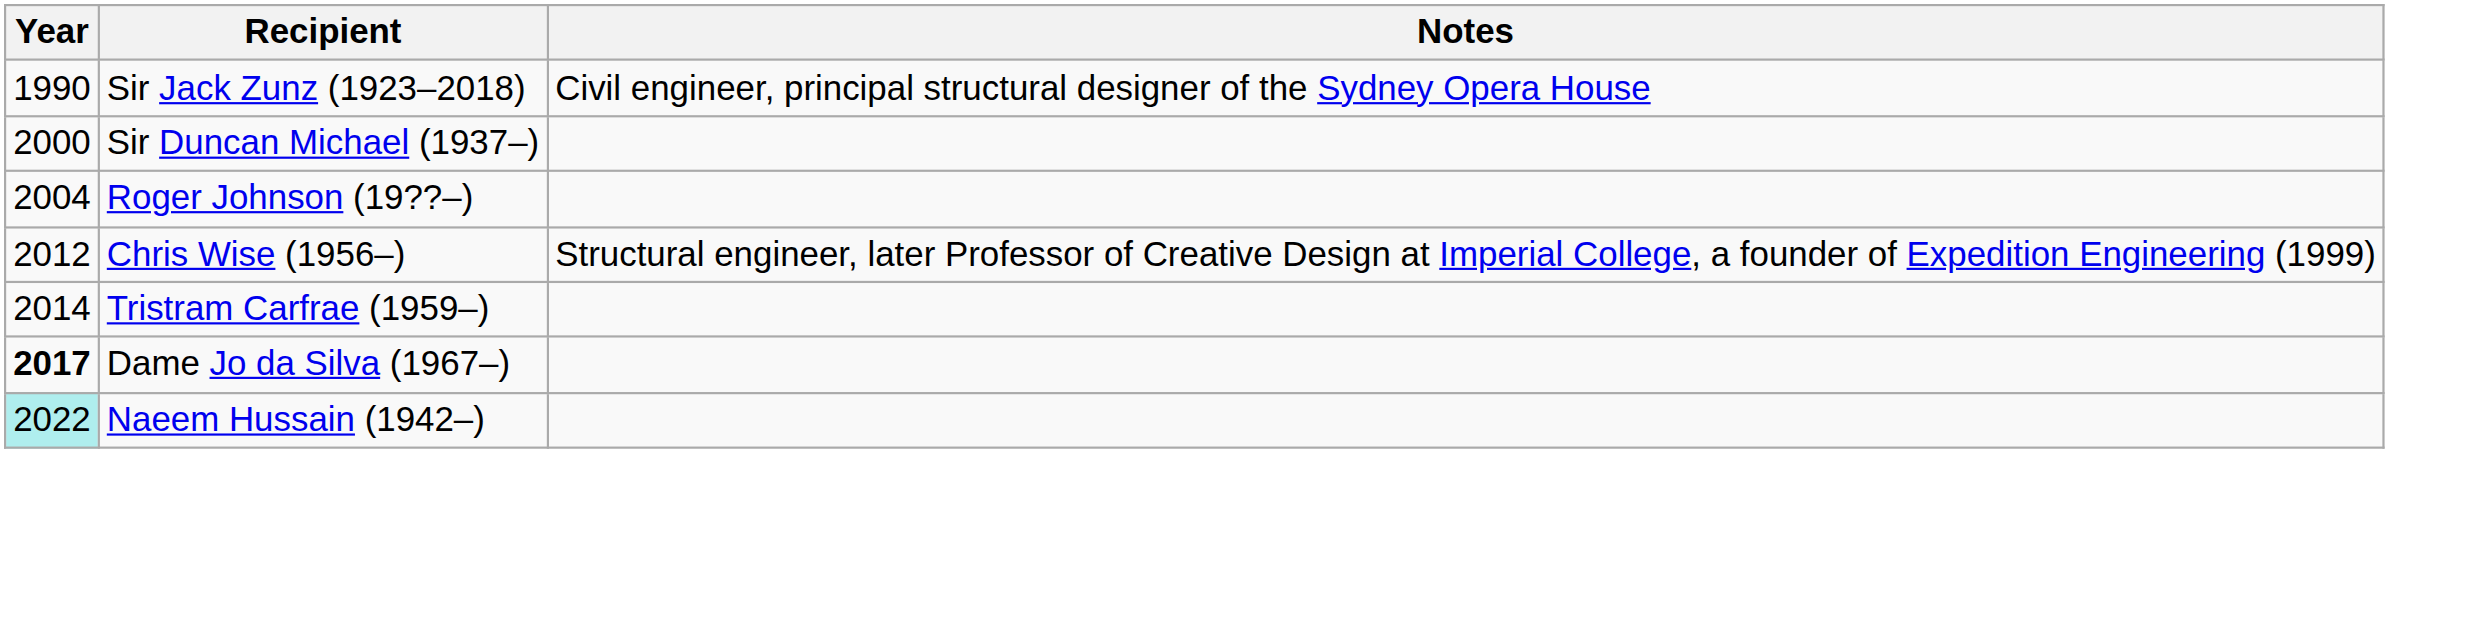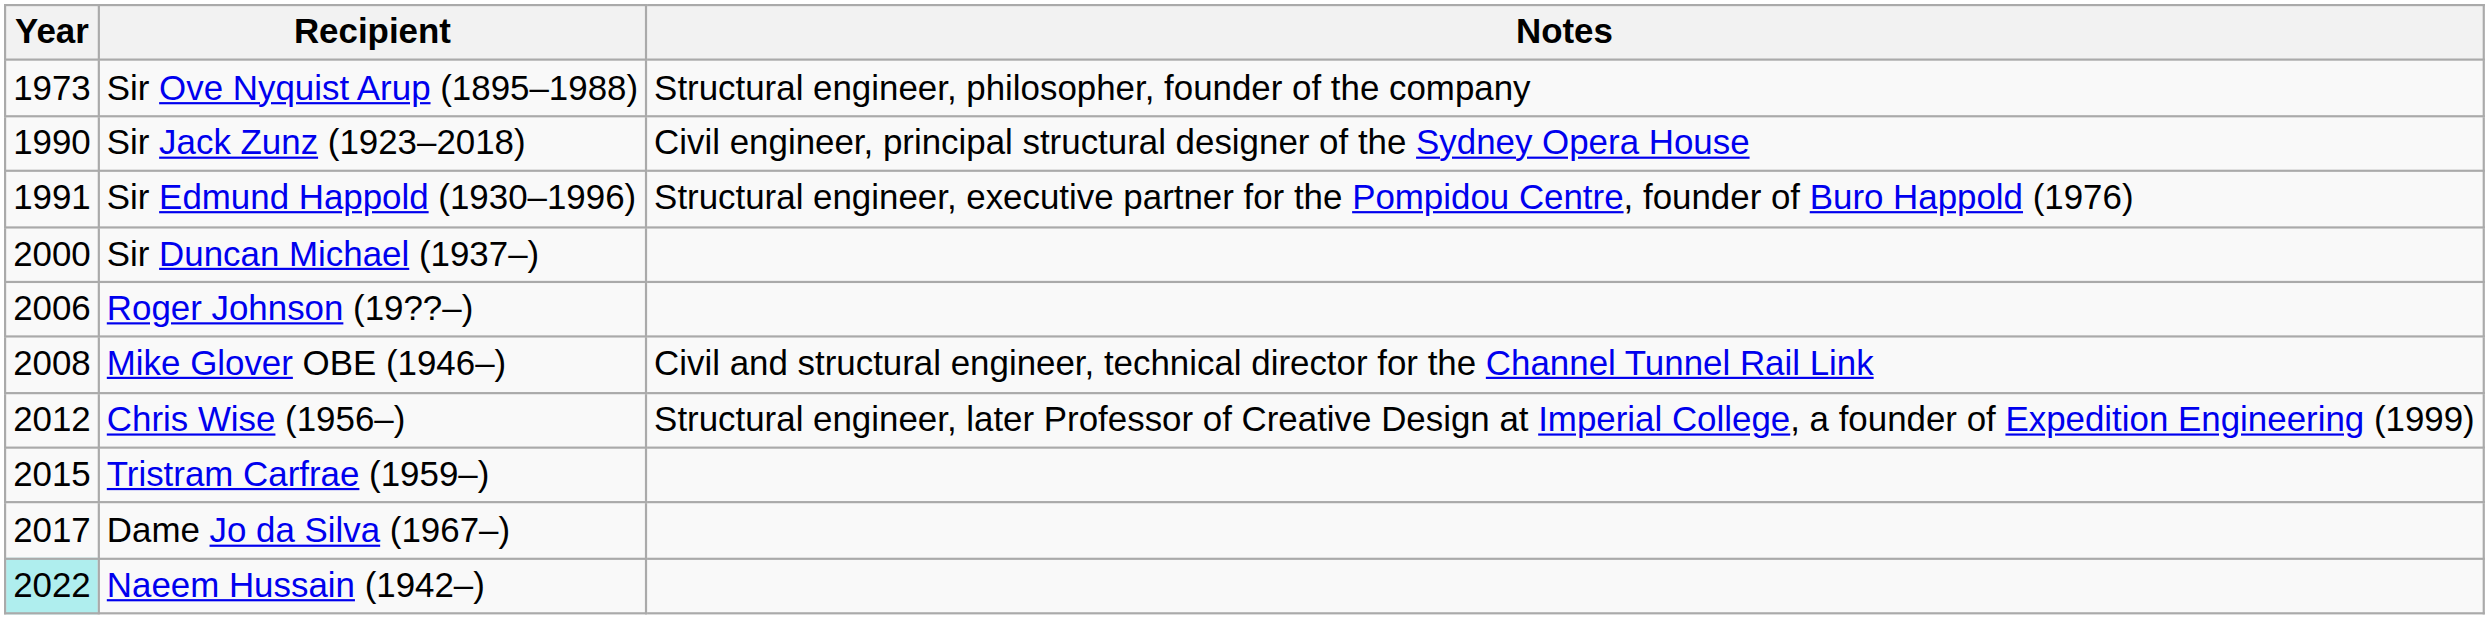+ row: (372, 87)
+ row: (371, 198)
(52, 198) 2004 -> (52, 308) 2006
+ row: (306, 364)
(52, 308) 2014 -> (52, 474) 2015
(52, 364) bold -> (52, 530) normal
